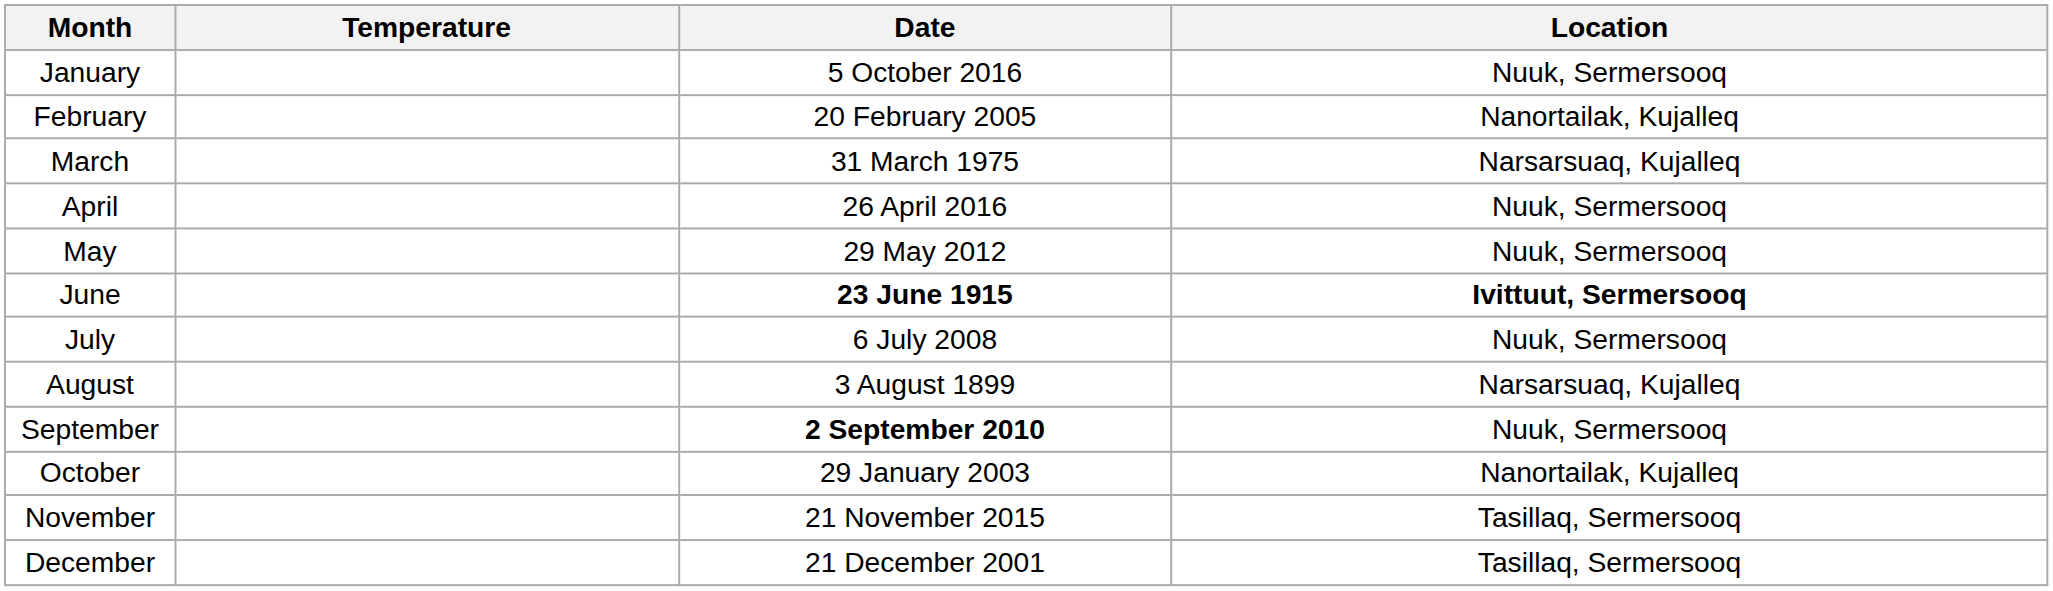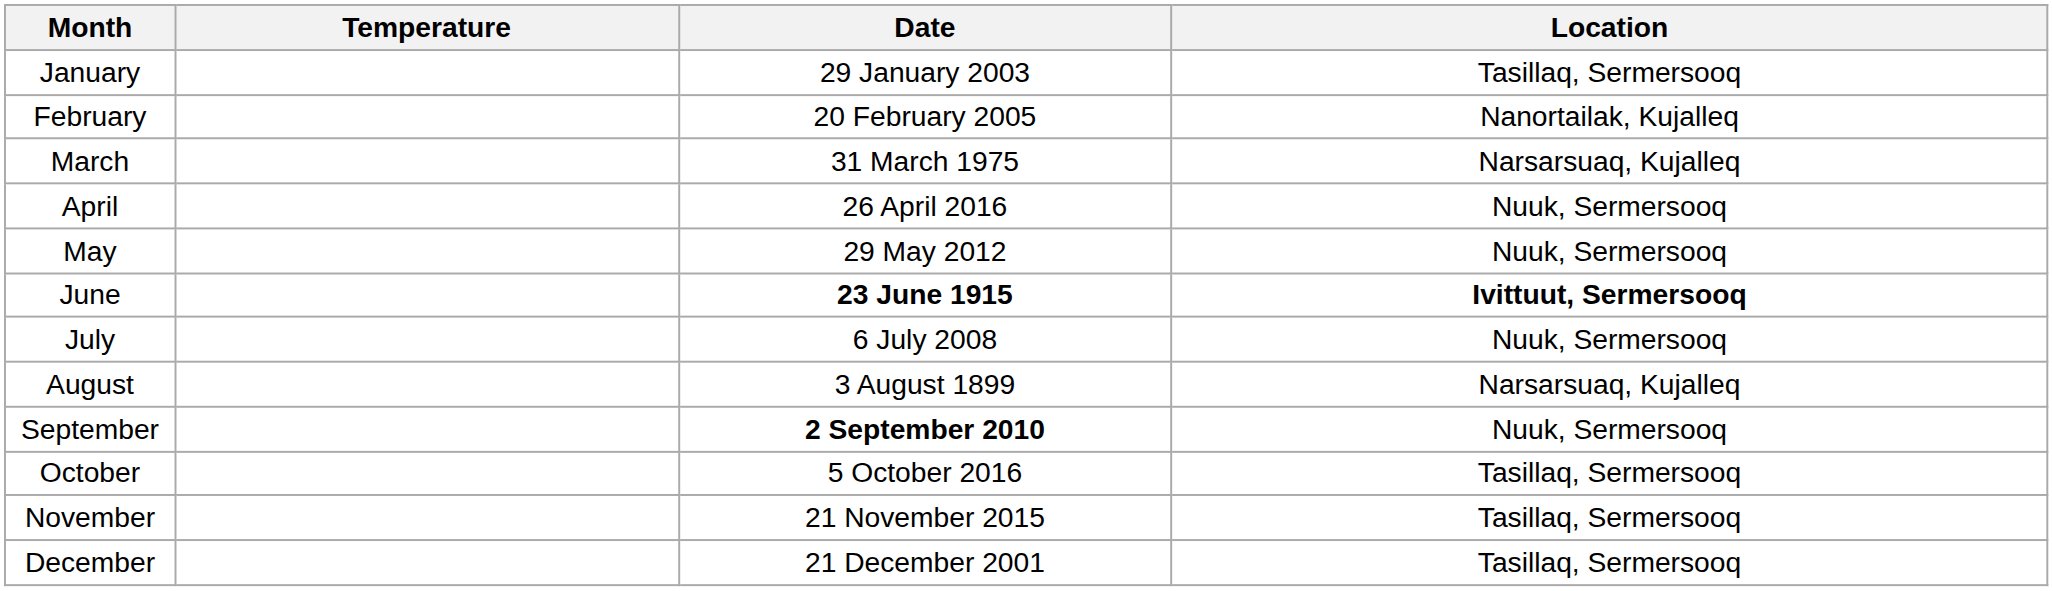(925, 72) 5 October 2016 -> (925, 72) 29 January 2003
(1609, 72) Nuuk, Sermersooq -> (1609, 72) Tasillaq, Sermersooq
(925, 474) 29 January 2003 -> (925, 474) 5 October 2016
(1609, 474) Nanortailak, Kujalleq -> (1609, 474) Tasillaq, Sermersooq
